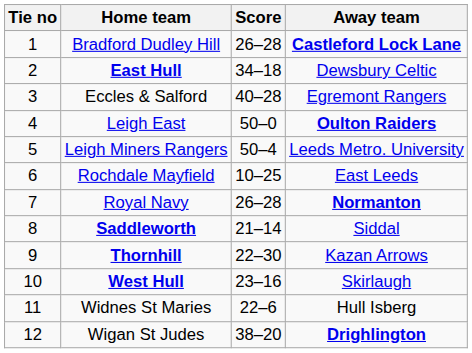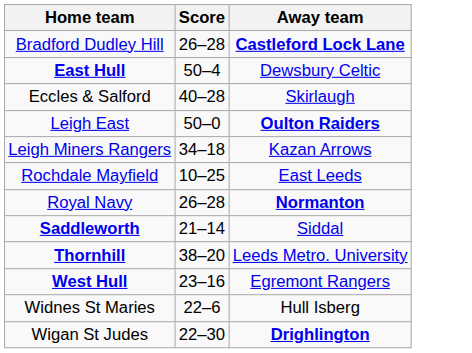- column: (33, 17)
(258, 70) 34–18 -> (202, 70) 50–4
(377, 96) Egremont Rangers -> (320, 96) Skirlaugh
(258, 149) 50–4 -> (202, 149) 34–18
(377, 149) Leeds Metro. University -> (320, 149) Kazan Arrows
(258, 255) 22–30 -> (202, 255) 38–20
(377, 255) Kazan Arrows -> (320, 255) Leeds Metro. University
(377, 281) Skirlaugh -> (320, 281) Egremont Rangers
(258, 334) 38–20 -> (202, 334) 22–30
